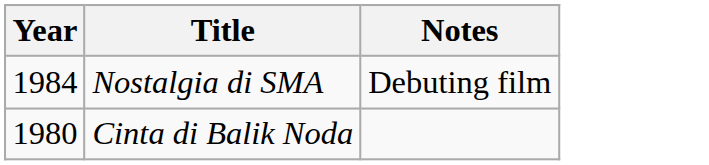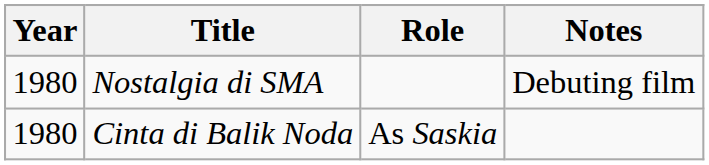+ column: (433, 30)
(45, 81) 1984 -> (45, 81) 1980
